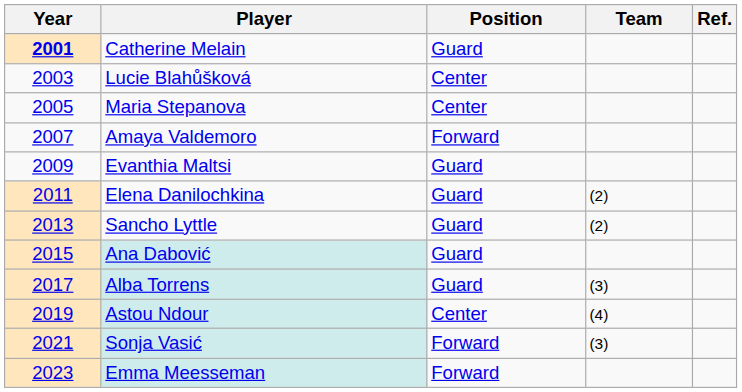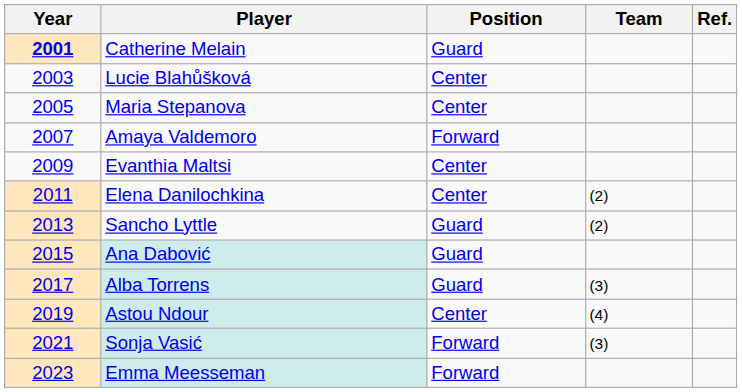(457, 166) Guard -> (459, 166) Center
(457, 195) Guard -> (459, 195) Center
